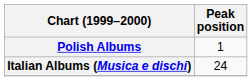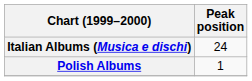rows swapped: (99, 66) <-> (99, 47)
